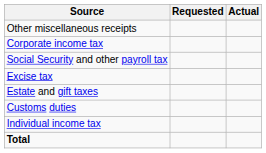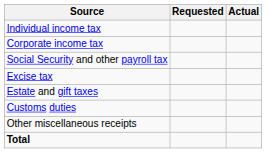rows swapped: (54, 124) <-> (72, 28)
